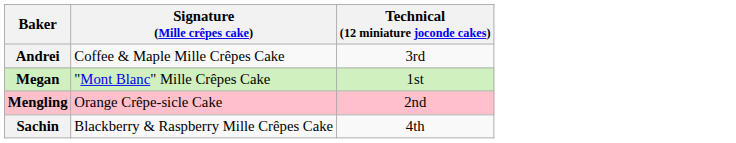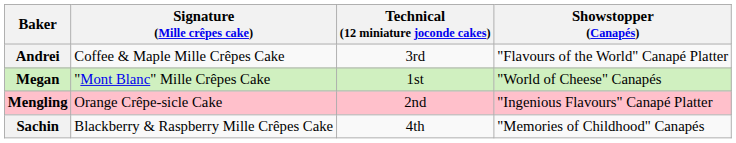+ column: (613, 24)
